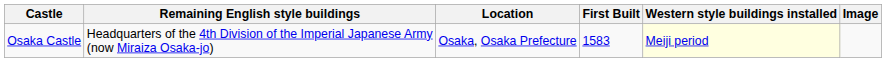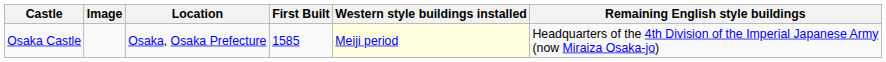columns swapped: (861, 14) <-> (260, 14)
(596, 40) 1583 -> (286, 40) 1585
